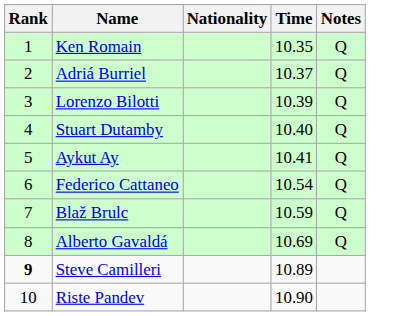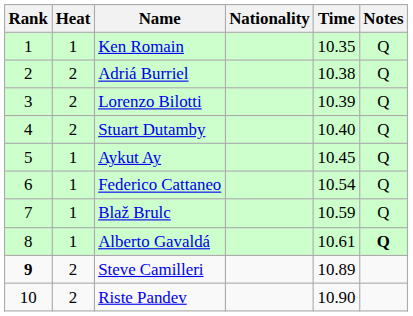+ column: (73, 18)
(294, 74) 10.37 -> (337, 74) 10.38
(294, 157) 10.41 -> (337, 157) 10.45
(294, 241) 10.69 -> (337, 241) 10.61
(341, 241) normal -> (383, 241) bold
